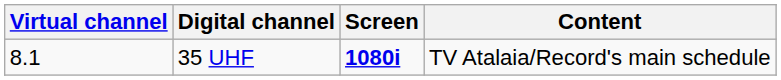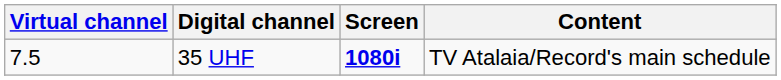(25, 57) 8.1 -> (25, 57) 7.5
